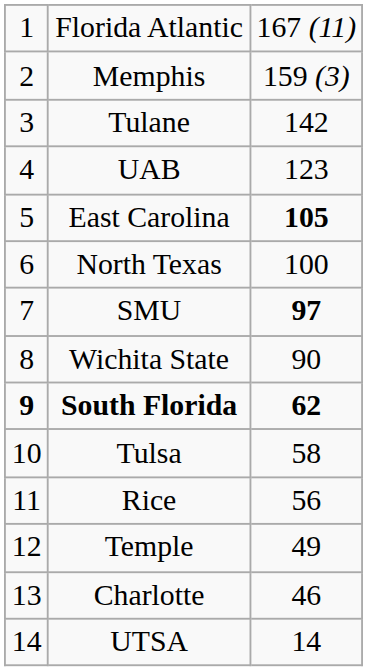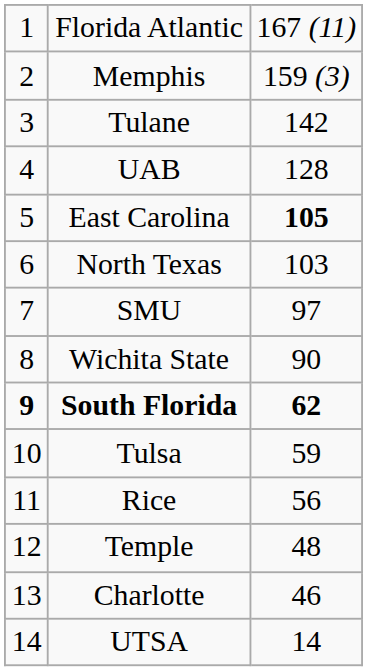(306, 169) 123 -> (306, 169) 128
(306, 264) 100 -> (306, 264) 103
(306, 311) bold -> (306, 311) normal
(306, 452) 58 -> (306, 452) 59
(306, 547) 49 -> (306, 547) 48
